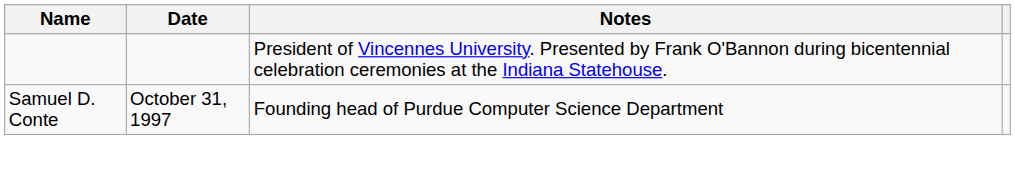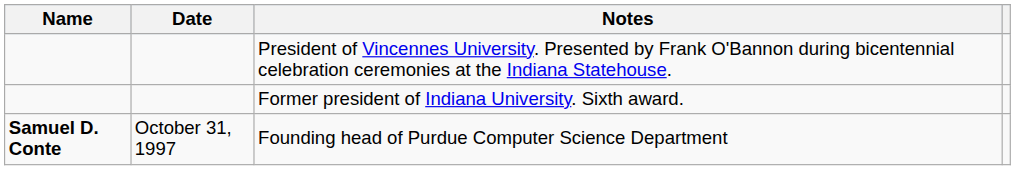+ row: (471, 98)
(52, 109) normal -> (54, 138) bold
